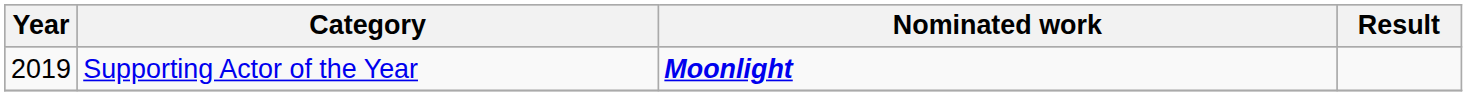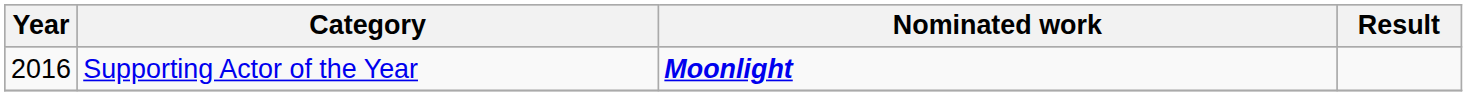(41, 68) 2019 -> (41, 68) 2016
